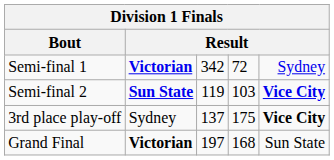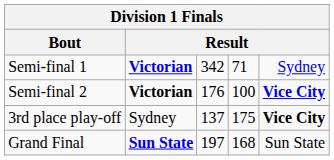(240, 67) 72 -> (240, 67) 71
(161, 92) Sun State -> (160, 92) Victorian
(213, 92) 119 -> (213, 92) 176
(244, 92) 103 -> (244, 92) 100
(160, 142) Victorian -> (161, 142) Sun State
